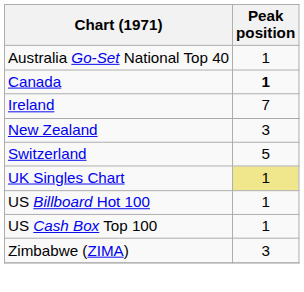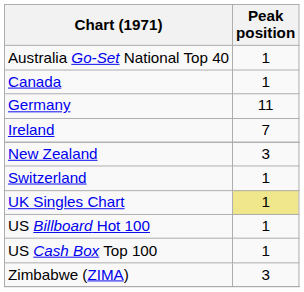(266, 81) bold -> (266, 81) normal
+ row: (39, 105)
(266, 154) 5 -> (266, 178) 1
